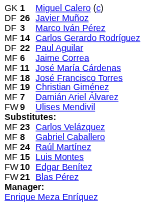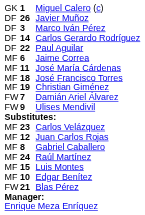(11, 38) MF -> (11, 38) DF
(11, 97) MF -> (12, 97) FW
+ row: (72, 137)
(12, 167) FW -> (11, 177) MF
